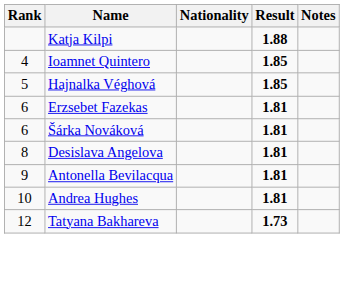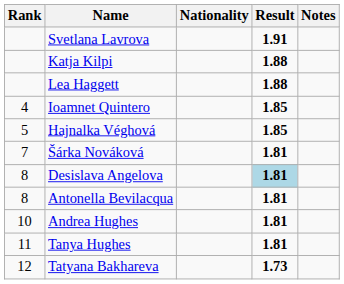+ row: (99, 38)
+ row: (83, 84)
- row: (98, 107)
(25, 130) 6 -> (25, 152) 7
(275, 152) no background -> (275, 175) lightblue background
(25, 175) 9 -> (25, 198) 8
+ row: (89, 244)
